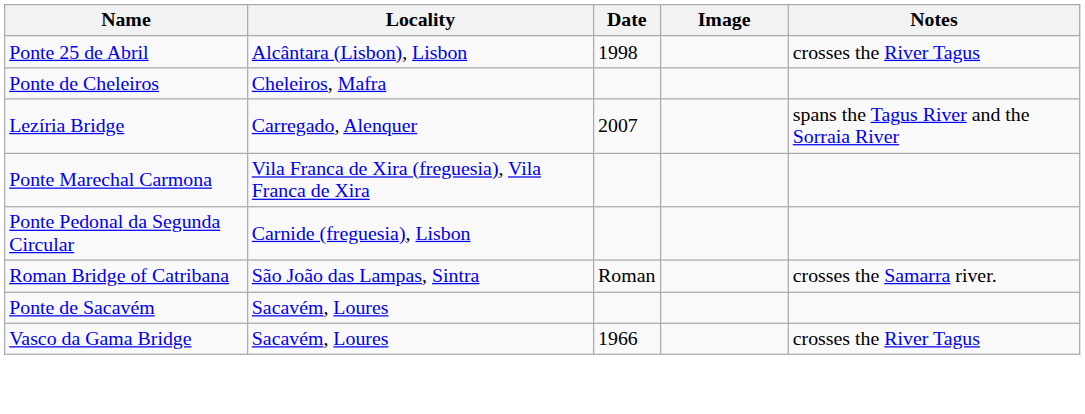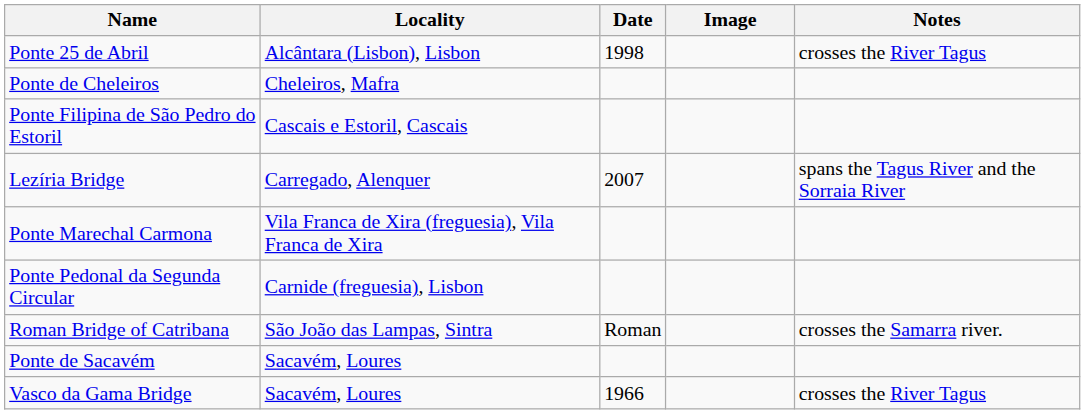+ row: (132, 125)
